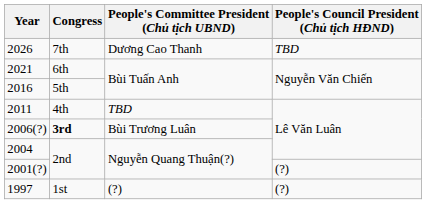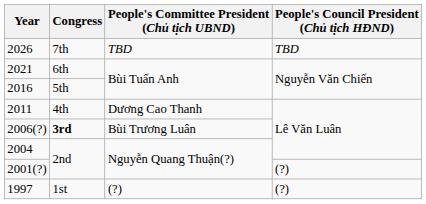(155, 48) Dương Cao Thanh -> (120, 48) TBD
(120, 108) TBD -> (155, 108) Dương Cao Thanh
